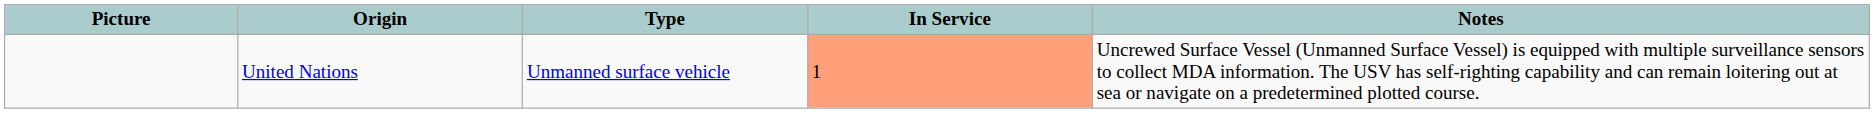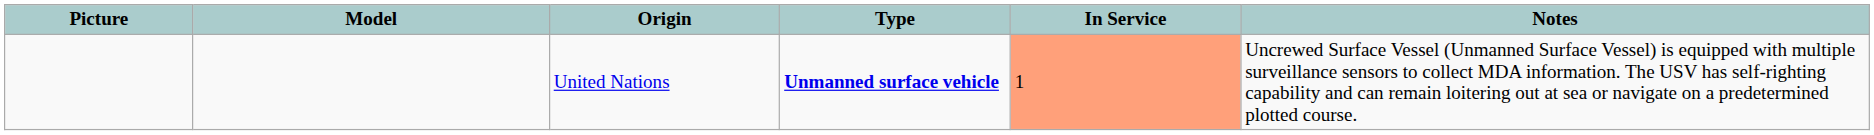+ column: (371, 19)
(628, 71) normal -> (892, 81) bold
